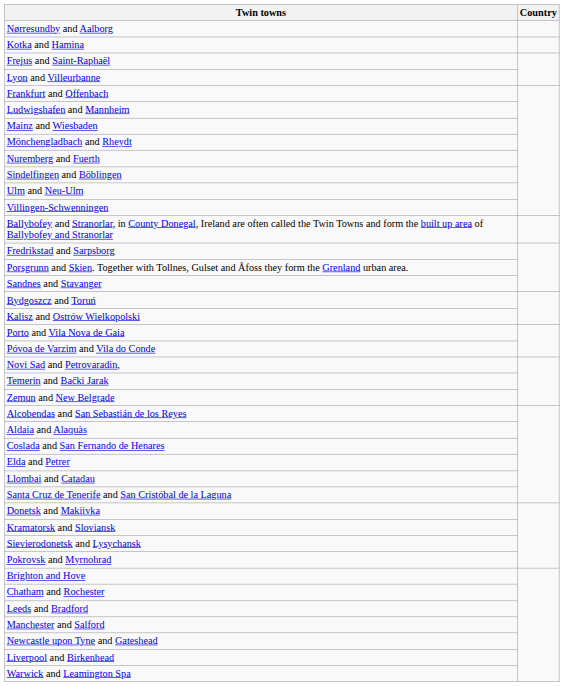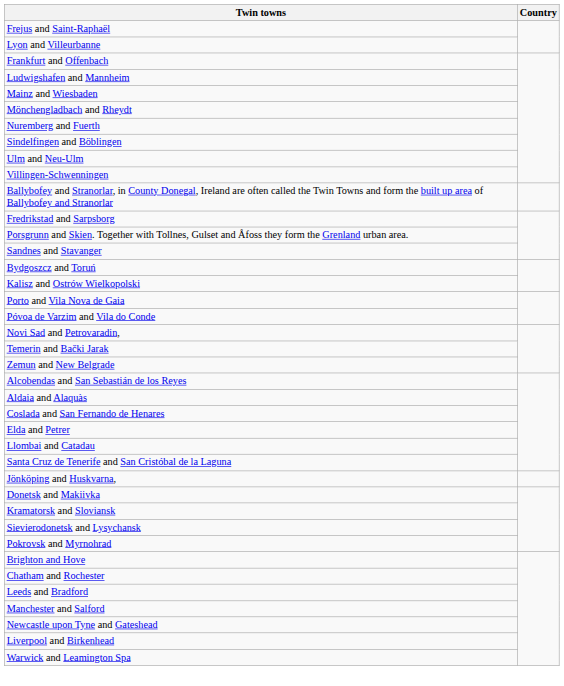- row: (60, 28)
- row: (45, 45)
+ row: (61, 478)
